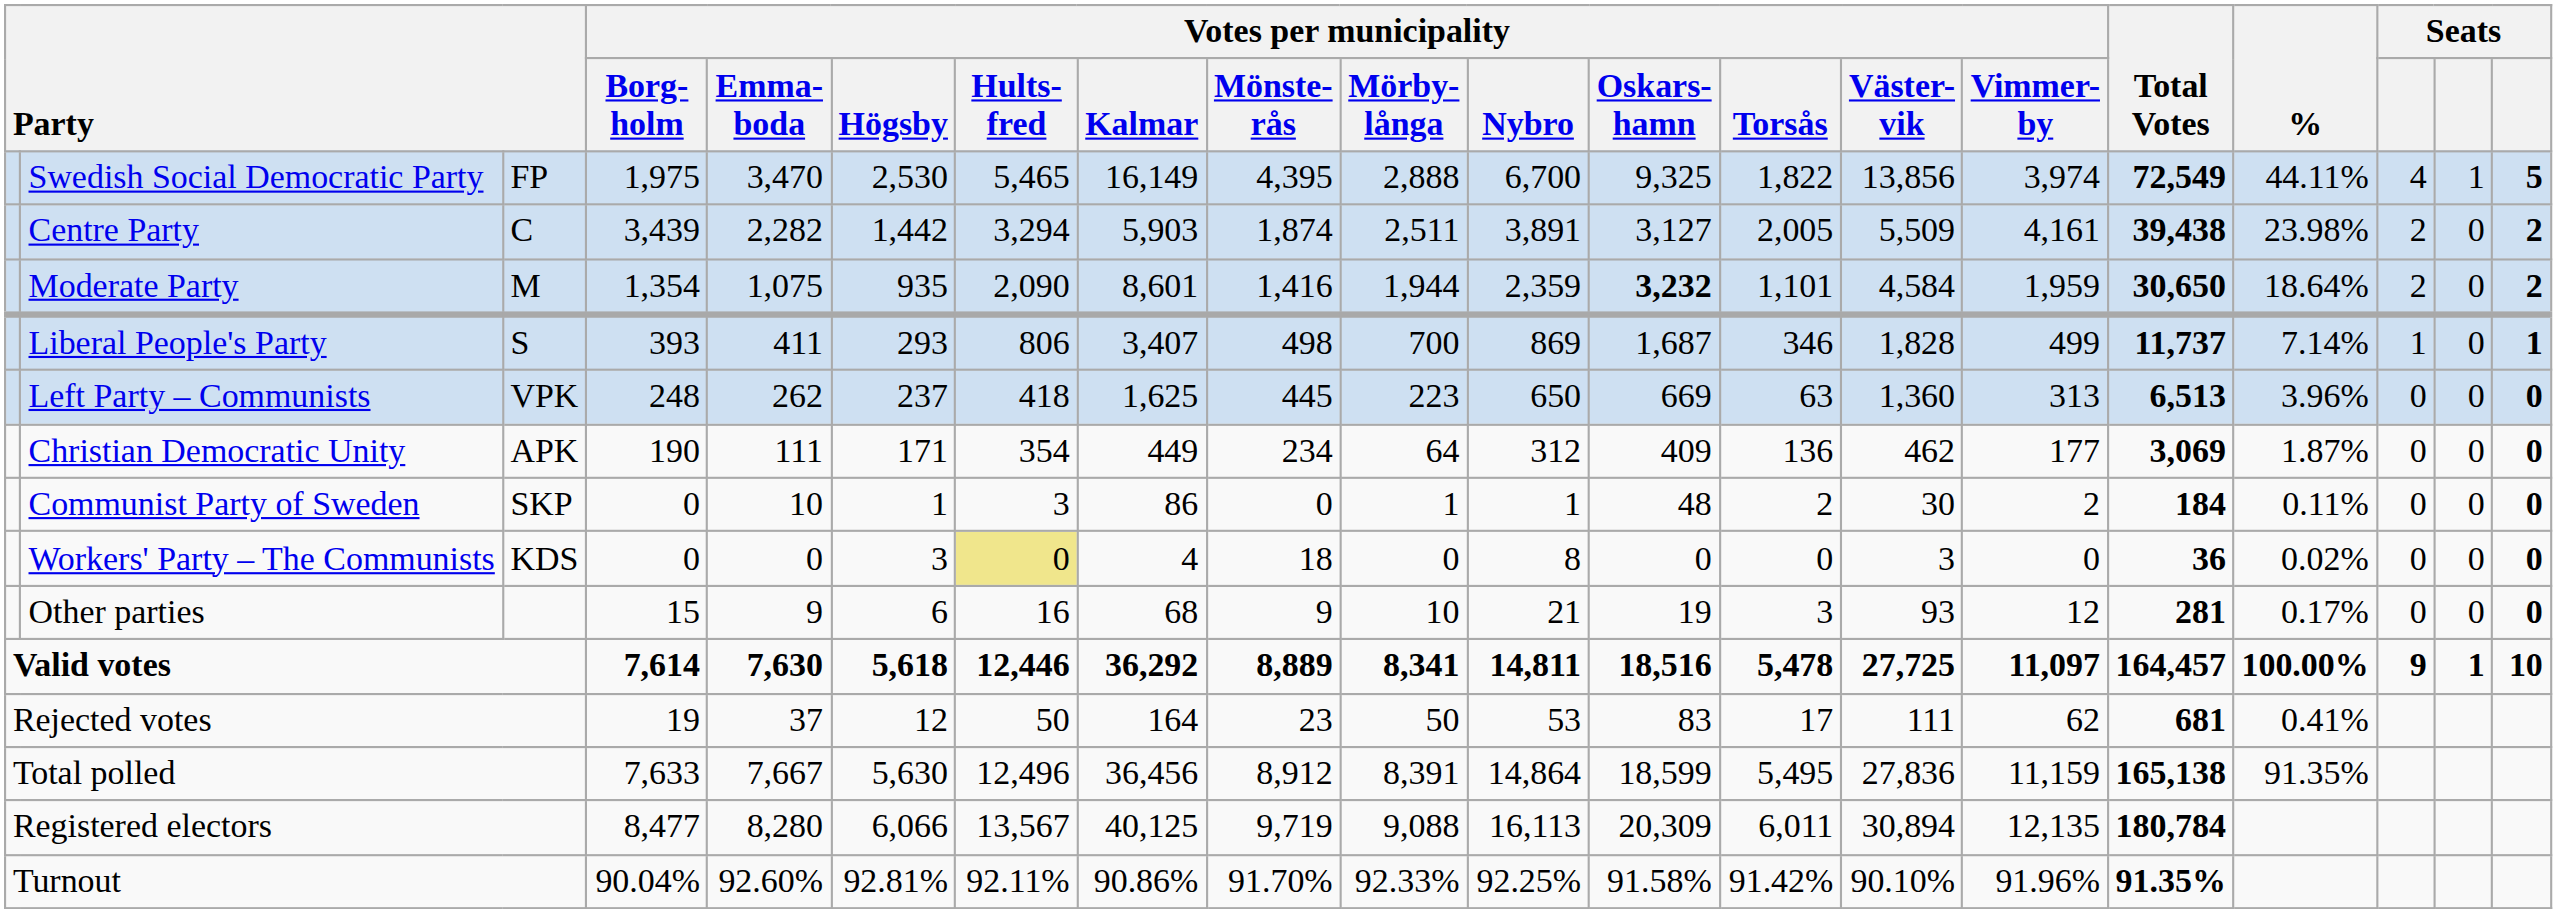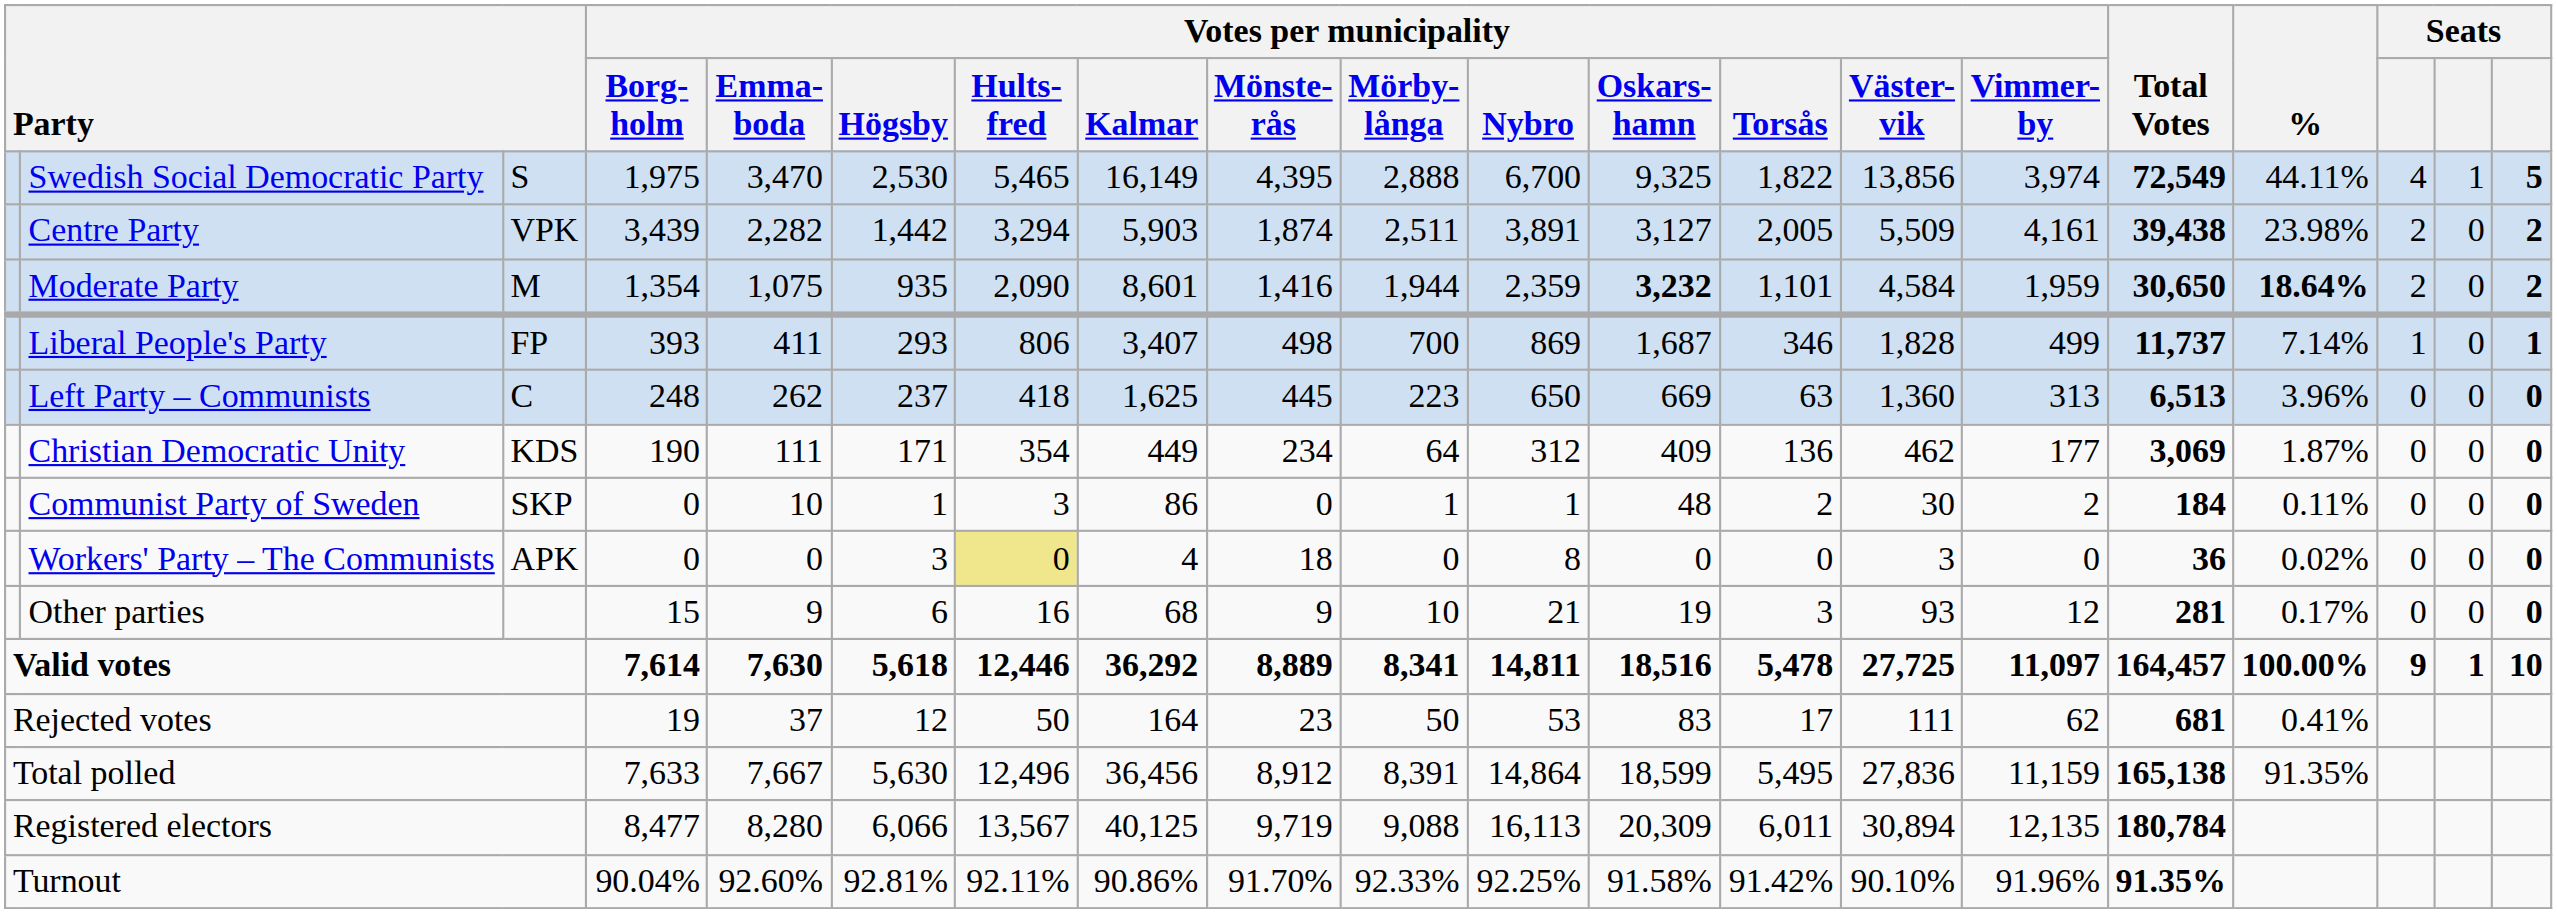(529, 177) FP -> (520, 177) S
(522, 230) C -> (544, 230) VPK
(2316, 284) normal -> (2314, 284) bold
(520, 342) S -> (529, 342) FP
(544, 396) VPK -> (522, 396) C
(544, 450) APK -> (544, 450) KDS
(544, 557) KDS -> (544, 557) APK
